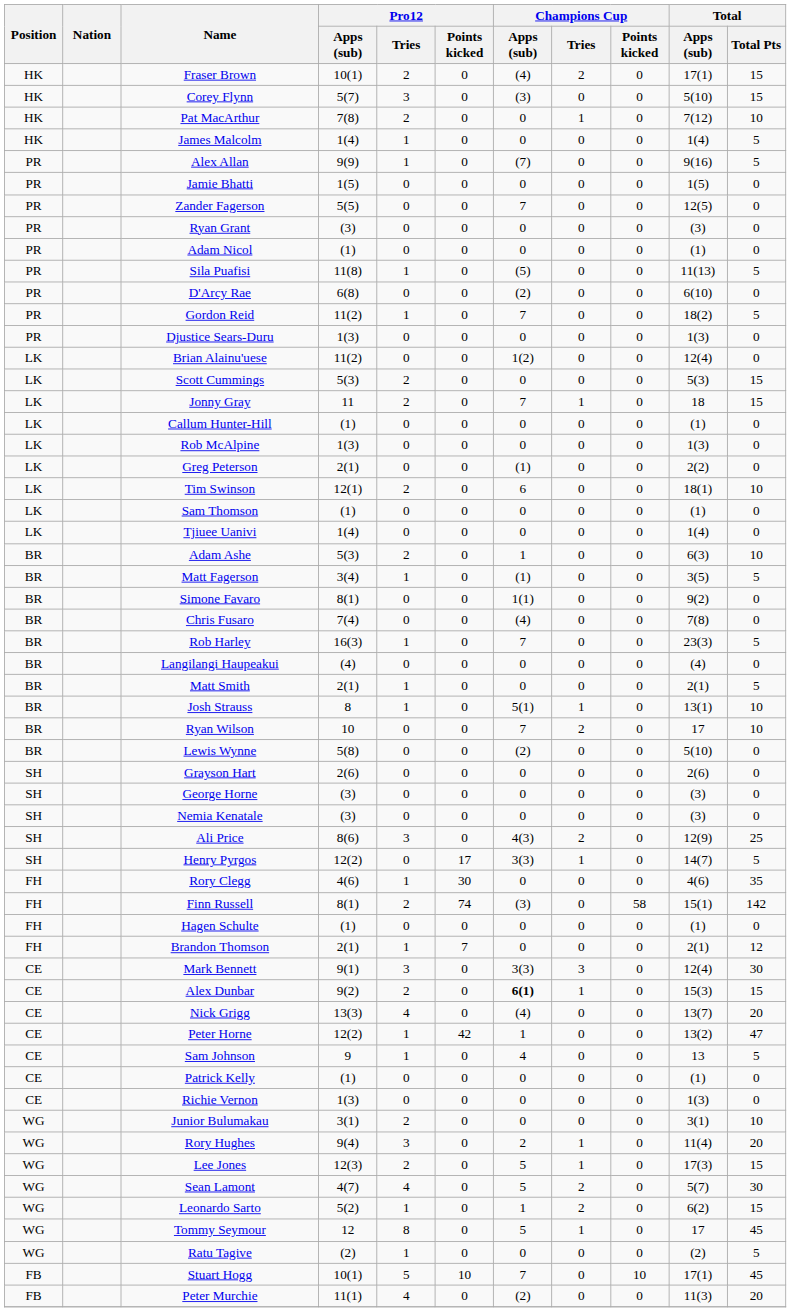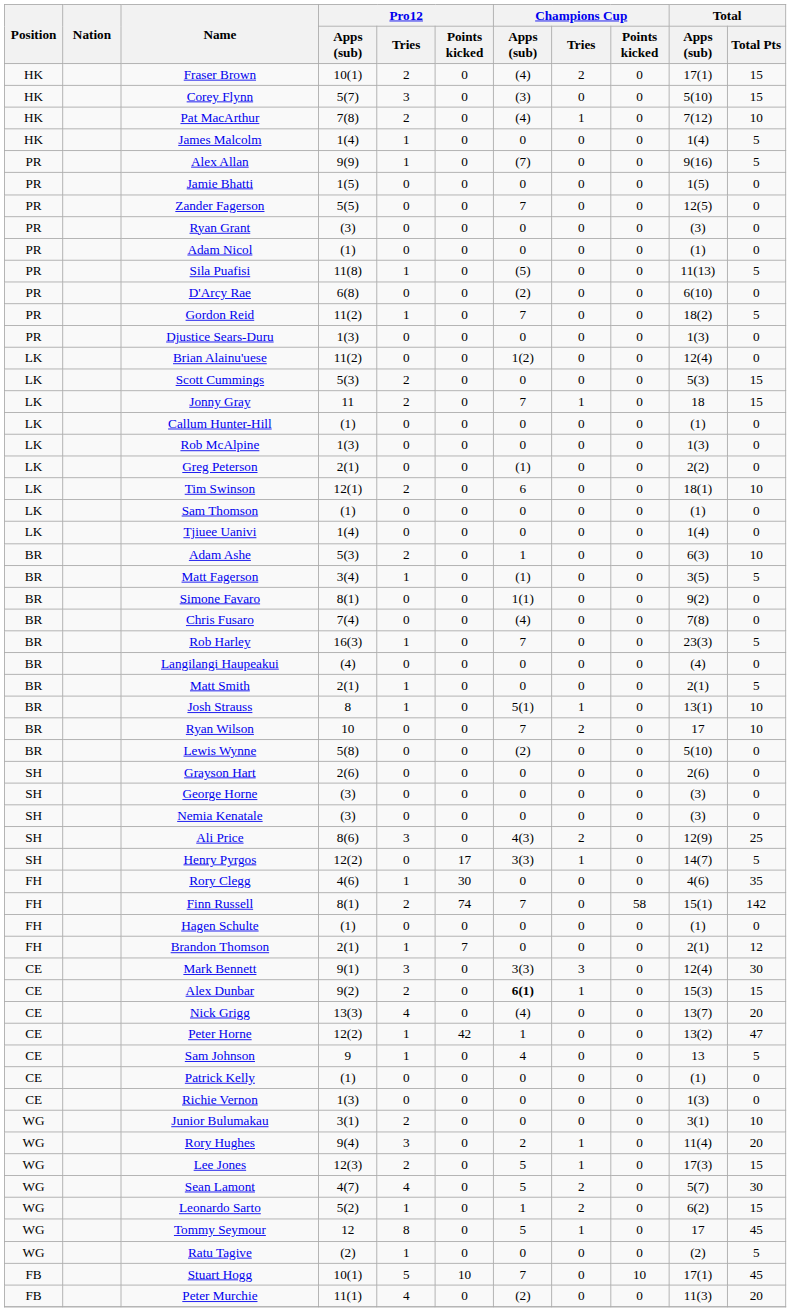(523, 118) 0 -> (523, 118) (4)
(523, 903) (3) -> (523, 903) 7
